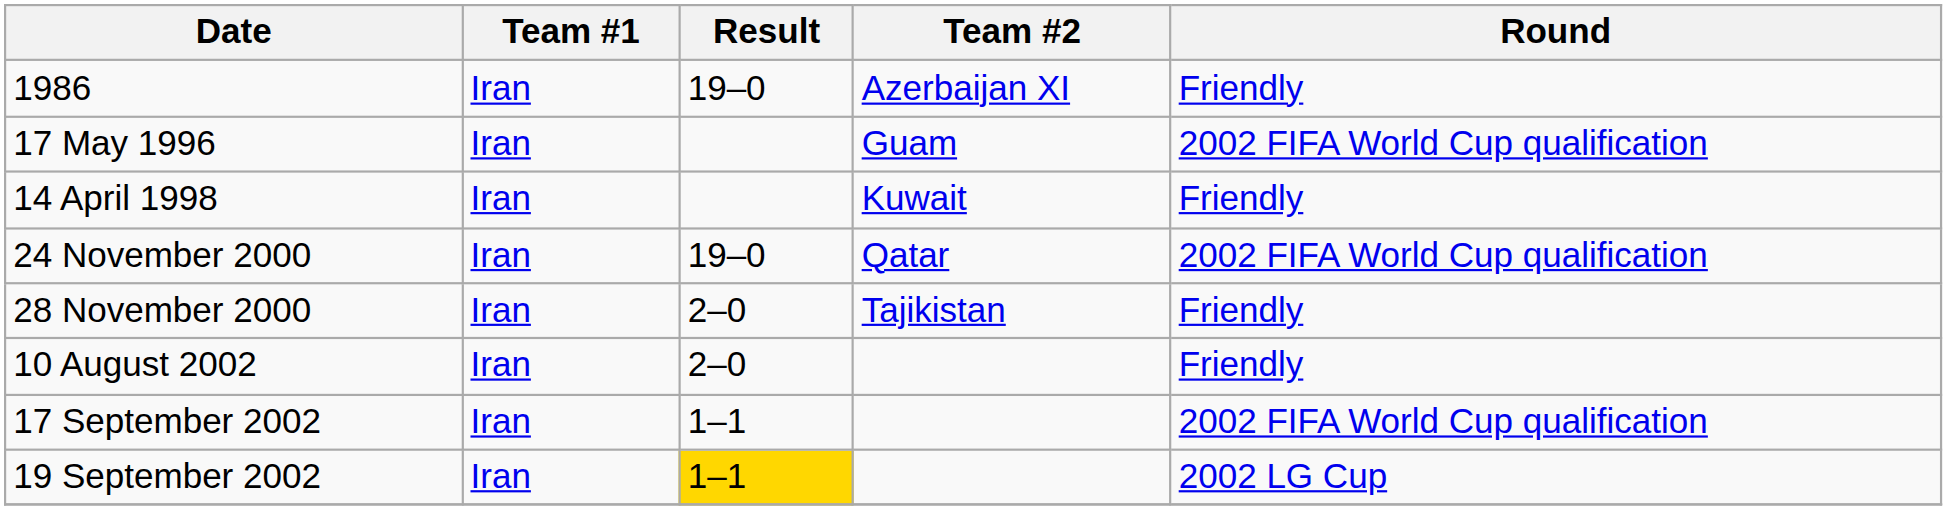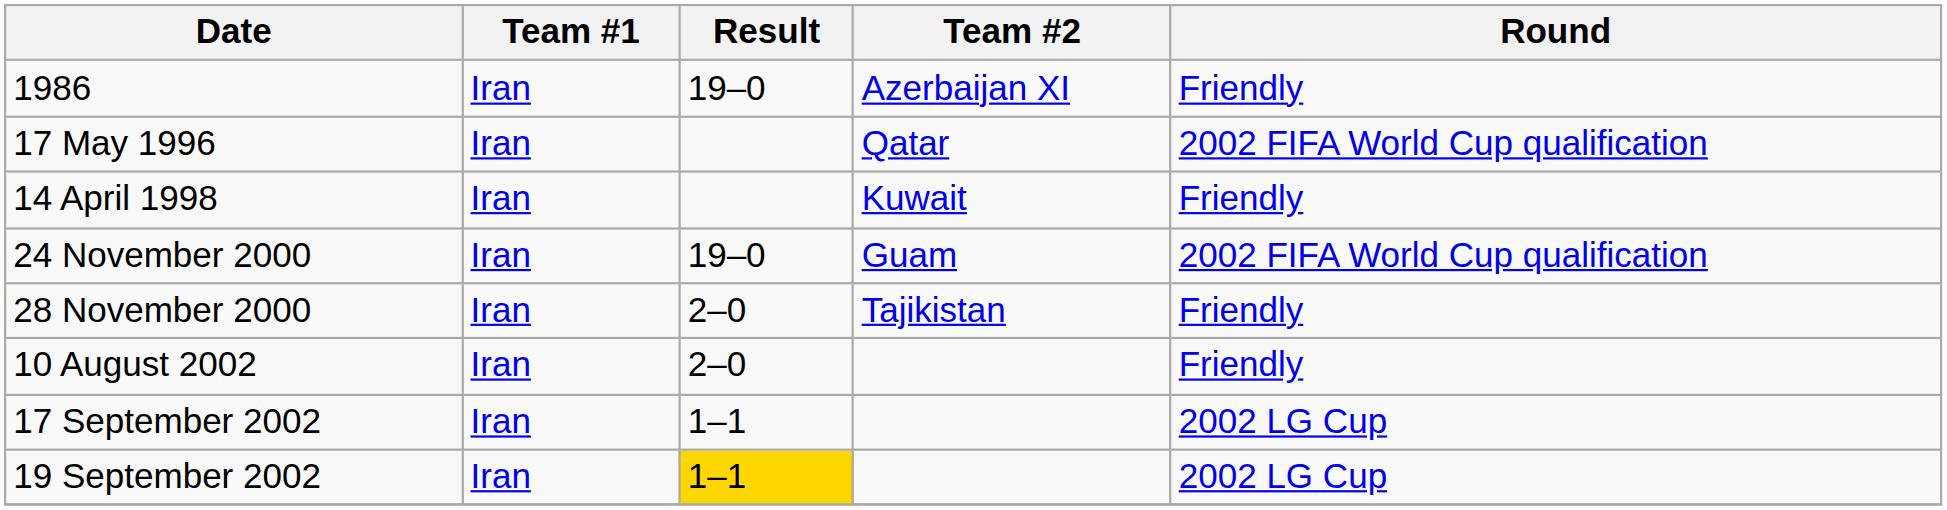(909, 143) Guam -> (905, 143) Qatar
(905, 254) Qatar -> (909, 254) Guam
(1443, 421) 2002 FIFA World Cup qualification -> (1283, 421) 2002 LG Cup
